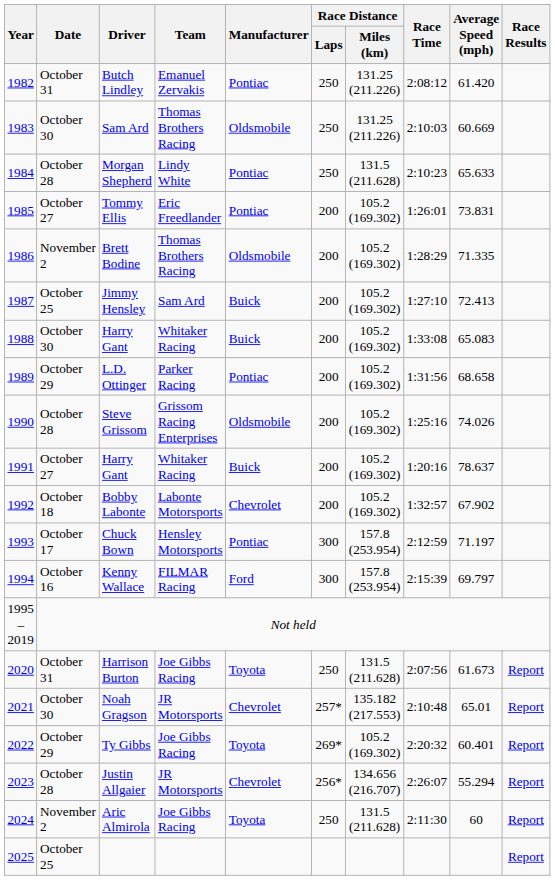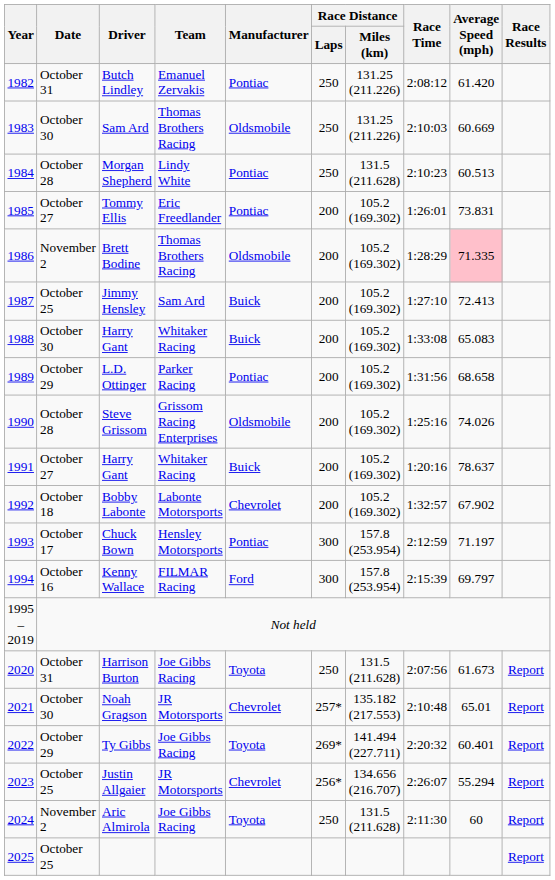(476, 173) 65.633 -> (476, 173) 60.513
(476, 256) no background -> (476, 256) pink background
(375, 744) 105.2 (169.302) -> (375, 744) 141.494 (227.711)
(61, 782) October 28 -> (61, 782) October 25
